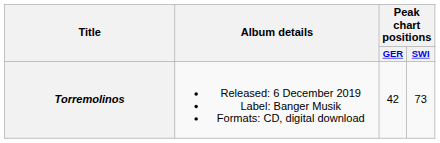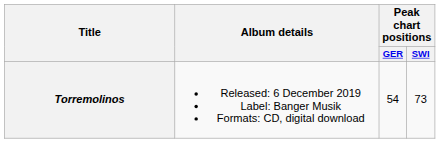(393, 100) 42 -> (393, 100) 54
